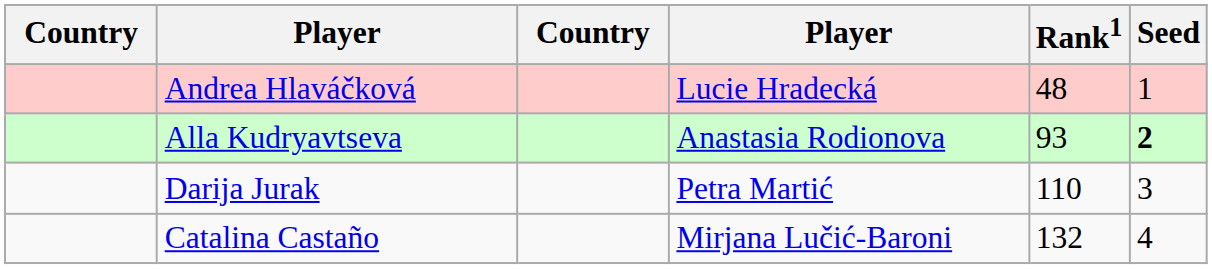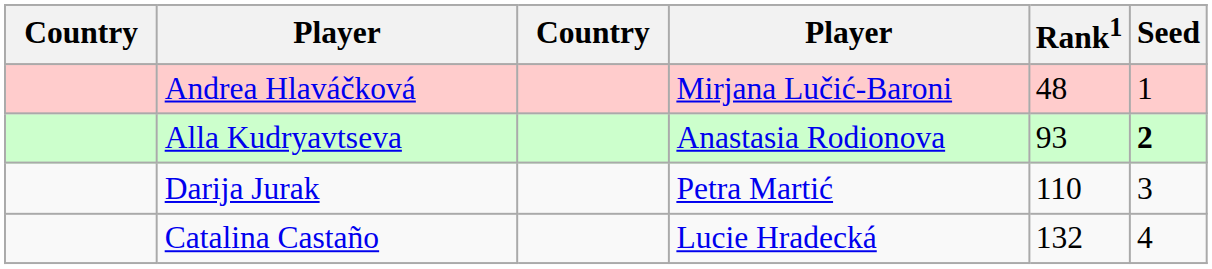(777, 88) Lucie Hradecká -> (814, 88) Mirjana Lučić-Baroni
(814, 237) Mirjana Lučić-Baroni -> (777, 237) Lucie Hradecká
